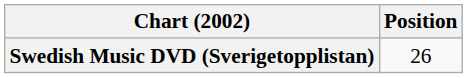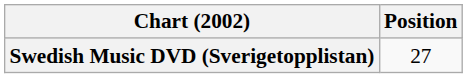(421, 55) 26 -> (421, 55) 27
